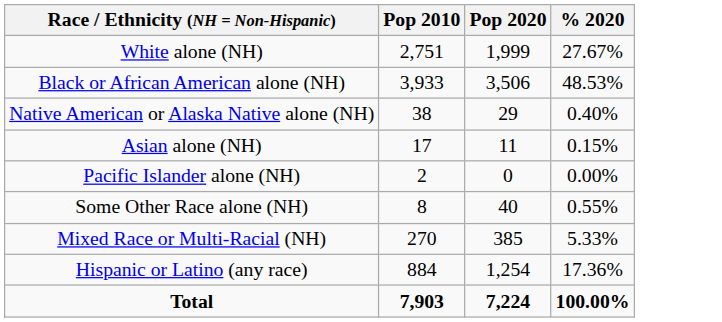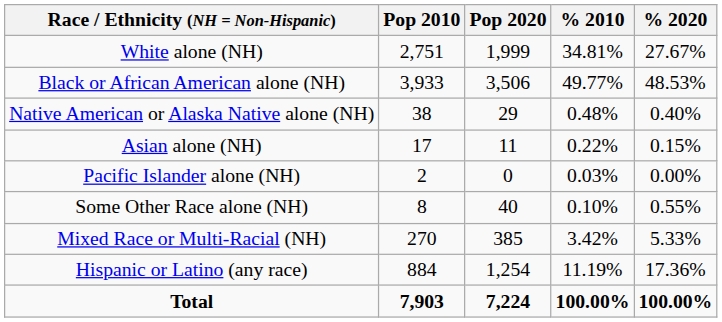+ column: (592, 20)
